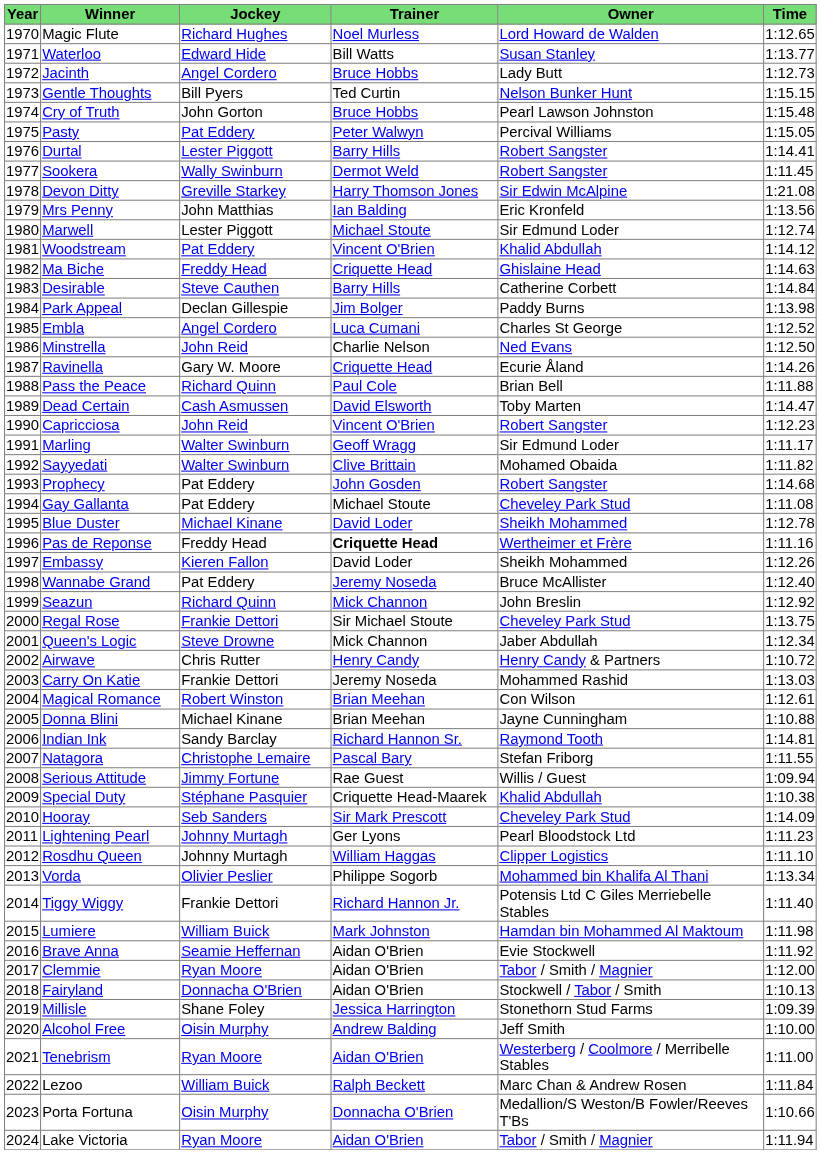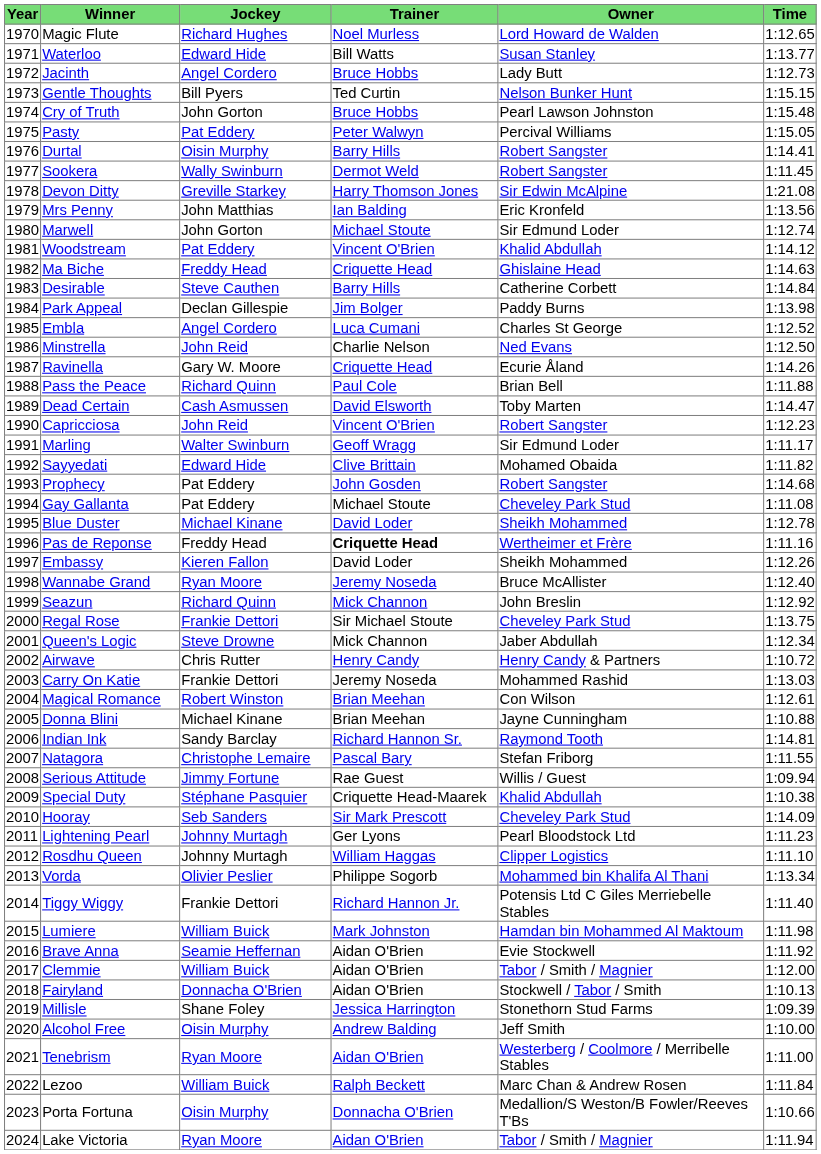(227, 151) Lester Piggott -> (225, 151) Oisin Murphy
(227, 230) Lester Piggott -> (222, 230) John Gorton
(235, 464) Walter Swinburn -> (224, 464) Edward Hide
(218, 582) Pat Eddery -> (222, 582) Ryan Moore
(222, 970) Ryan Moore -> (225, 970) William Buick
